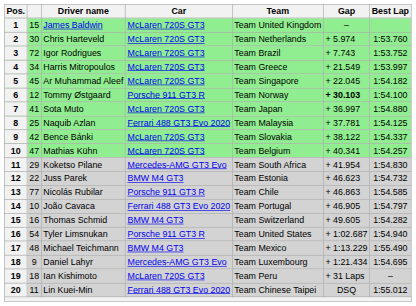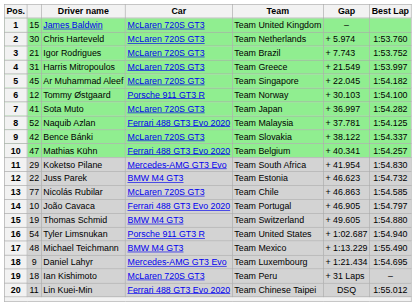(34, 53) 72 -> (34, 53) 21
(34, 67) 34 -> (34, 67) 31
(343, 94) bold -> (343, 94) normal
(390, 108) 1:54.880 -> (390, 108) 1:54.282
(34, 122) 25 -> (34, 122) 52
(166, 150) McLaren 720S GT3 -> (179, 150) Ferrari 488 GT3 Evo 2020
(166, 192) Porsche 911 GT3 R -> (166, 192) McLaren 720S GT3
(34, 220) 16 -> (34, 220) 19
(390, 220) 1:54.282 -> (390, 220) 1:54.880
